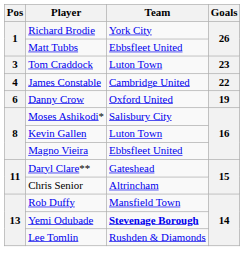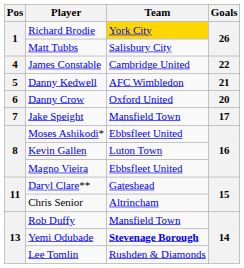(130, 30) no background -> (130, 30) gold background
(146, 47) Ebbsfleet United -> (140, 47) Salisbury City
- row: (61, 64)
+ row: (62, 82)
(224, 99) 19 -> (224, 99) 20
+ row: (56, 116)
(140, 116) Salisbury City -> (146, 133) Ebbsfleet United
